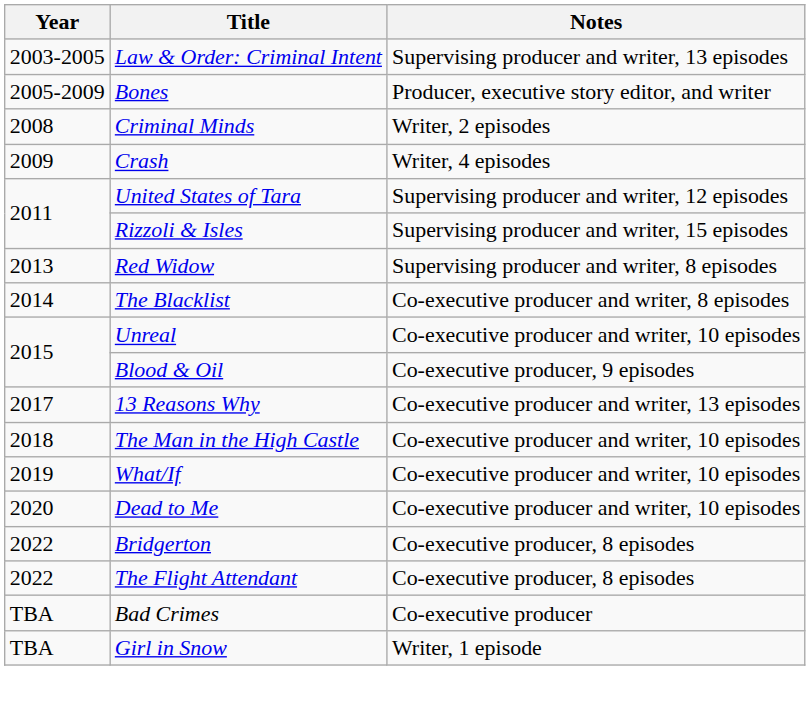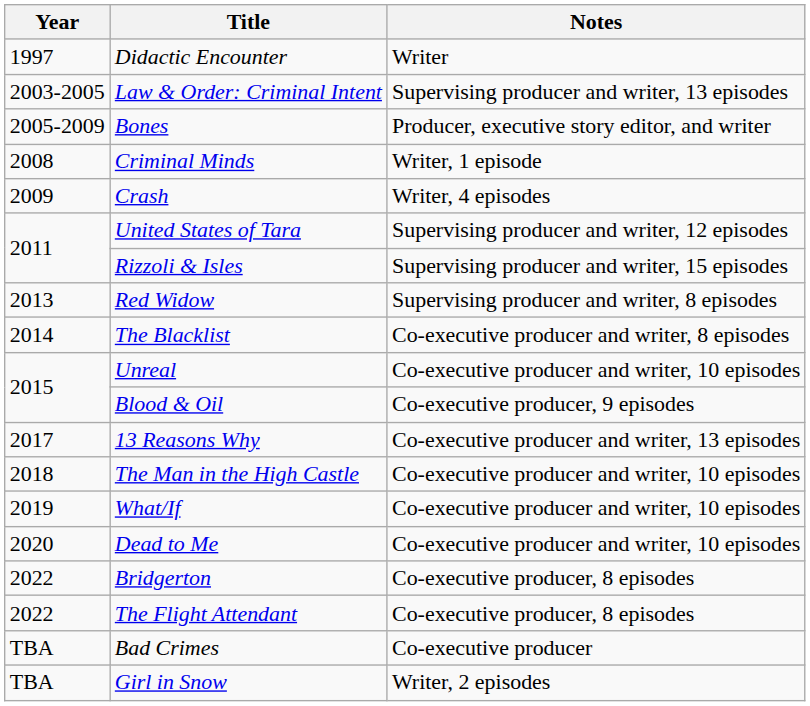+ row: (201, 56)
(471, 126) Writer, 2 episodes -> (467, 160) Writer, 1 episode
(467, 647) Writer, 1 episode -> (471, 682) Writer, 2 episodes
